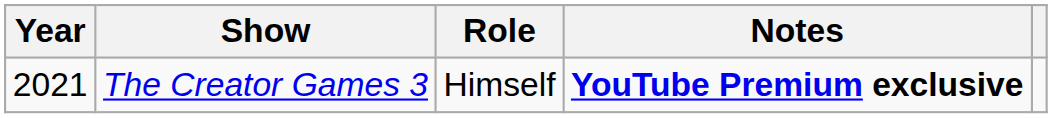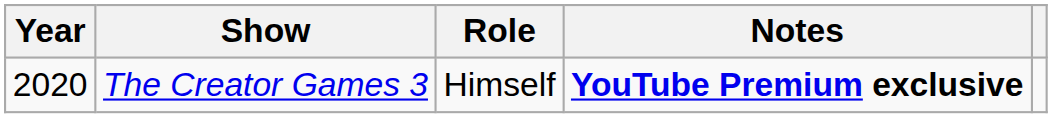(50, 84) 2021 -> (50, 84) 2020
